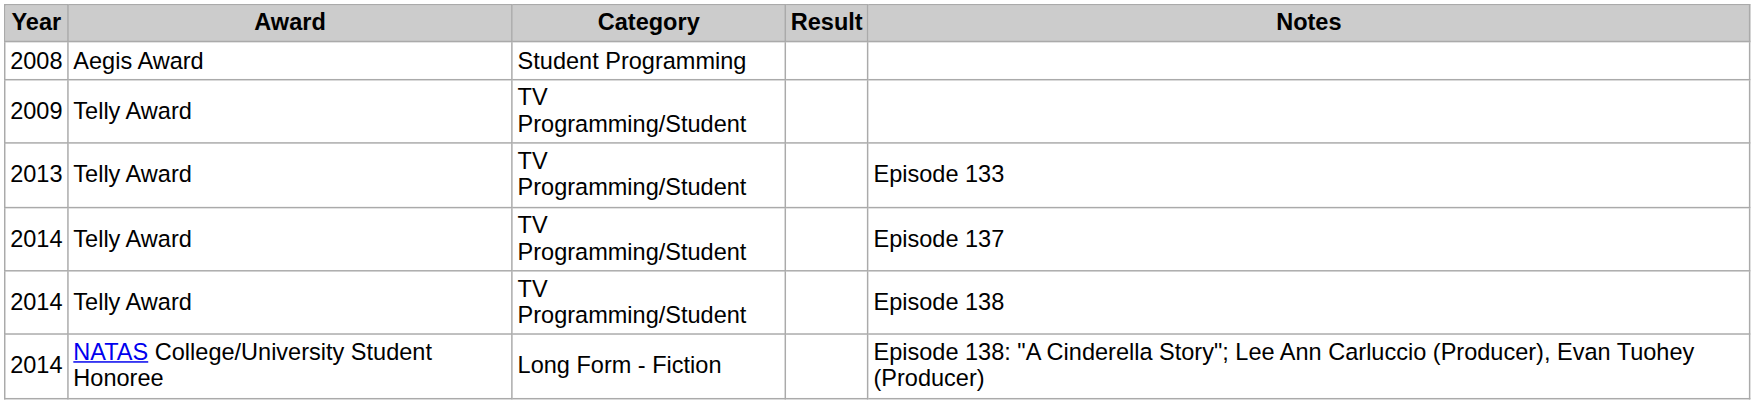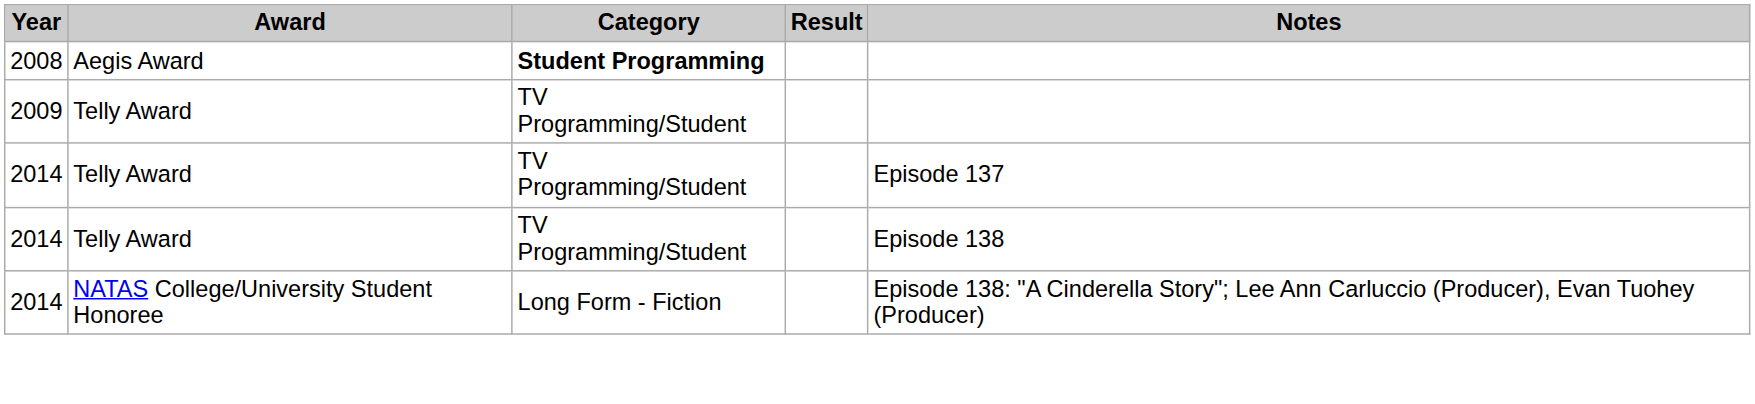(632, 60) normal -> (641, 60) bold
- row: (36, 174)
